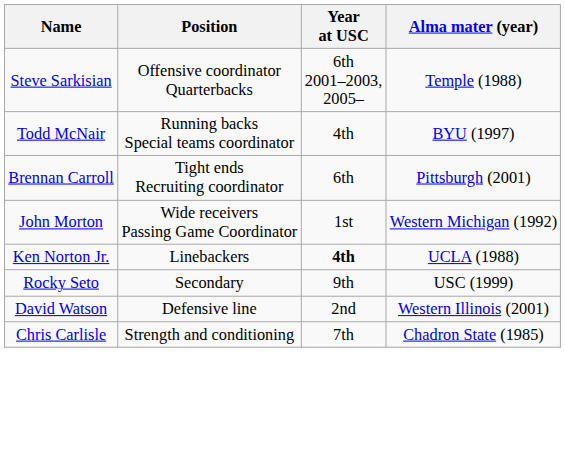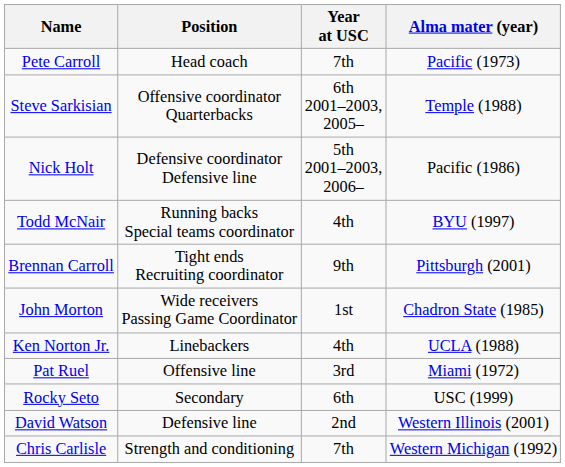+ row: (61, 61)
+ row: (61, 168)
(344, 177) 6th -> (344, 266) 9th
(473, 221) Western Michigan (1992) -> (473, 310) Chadron State (1985)
(344, 257) bold -> (344, 345) normal
+ row: (61, 371)
(344, 282) 9th -> (344, 397) 6th
(473, 334) Chadron State (1985) -> (473, 449) Western Michigan (1992)
